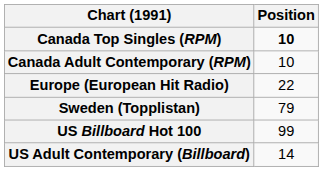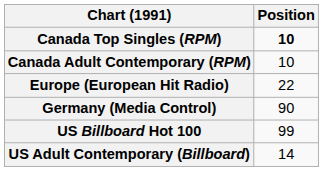+ row: (129, 108)
- row: (129, 108)
